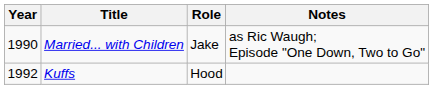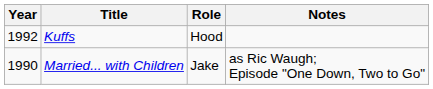rows swapped: (114, 44) <-> (60, 73)
